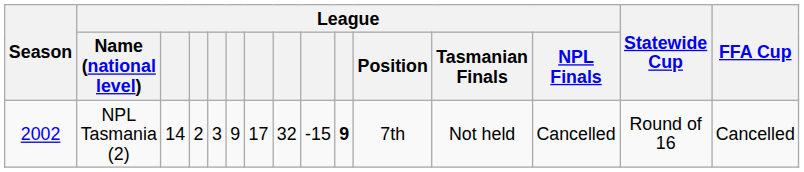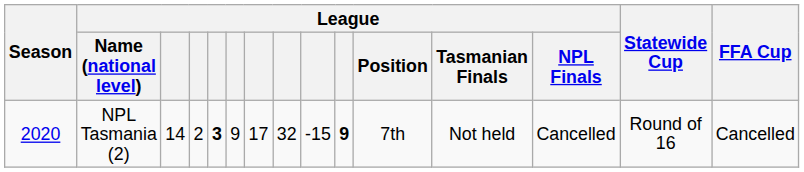(41, 133) 2002 -> (41, 133) 2020
(217, 133) normal -> (217, 133) bold
